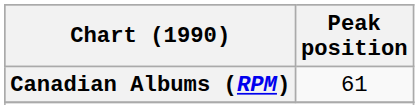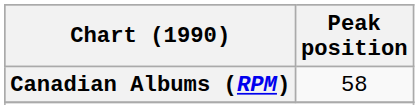(354, 85) 61 -> (354, 85) 58
